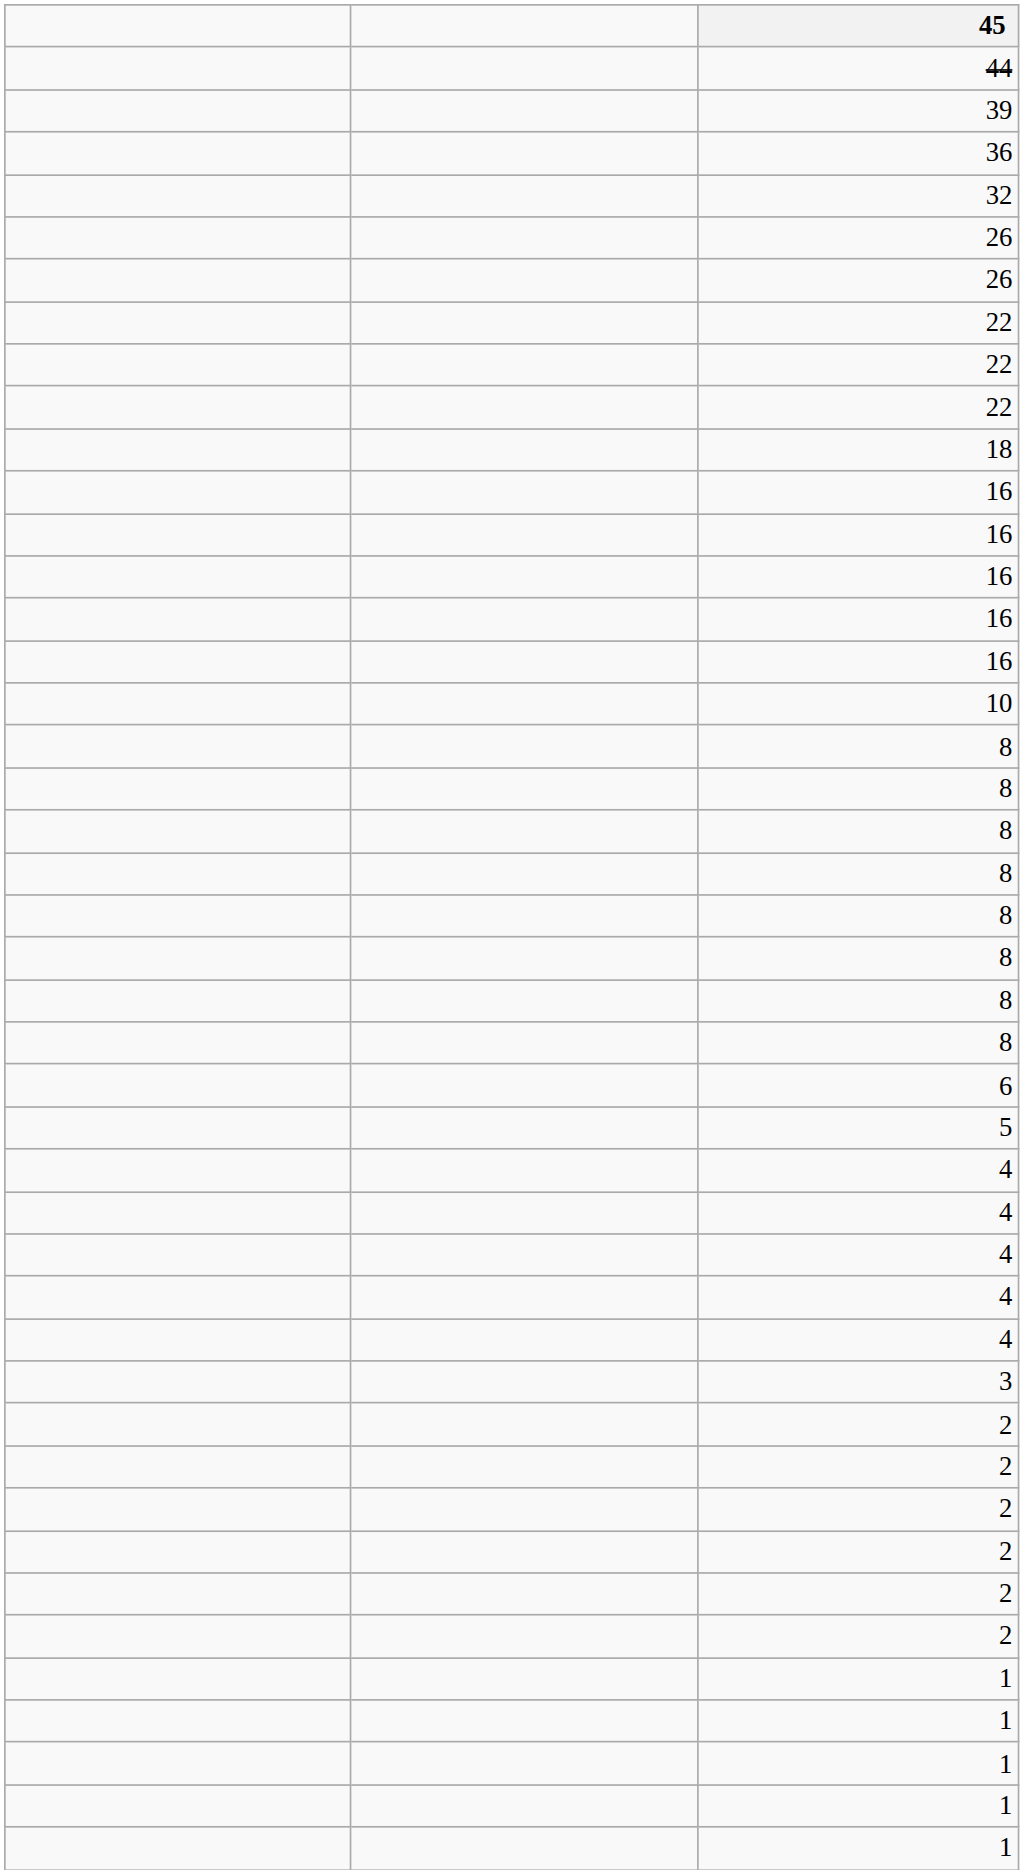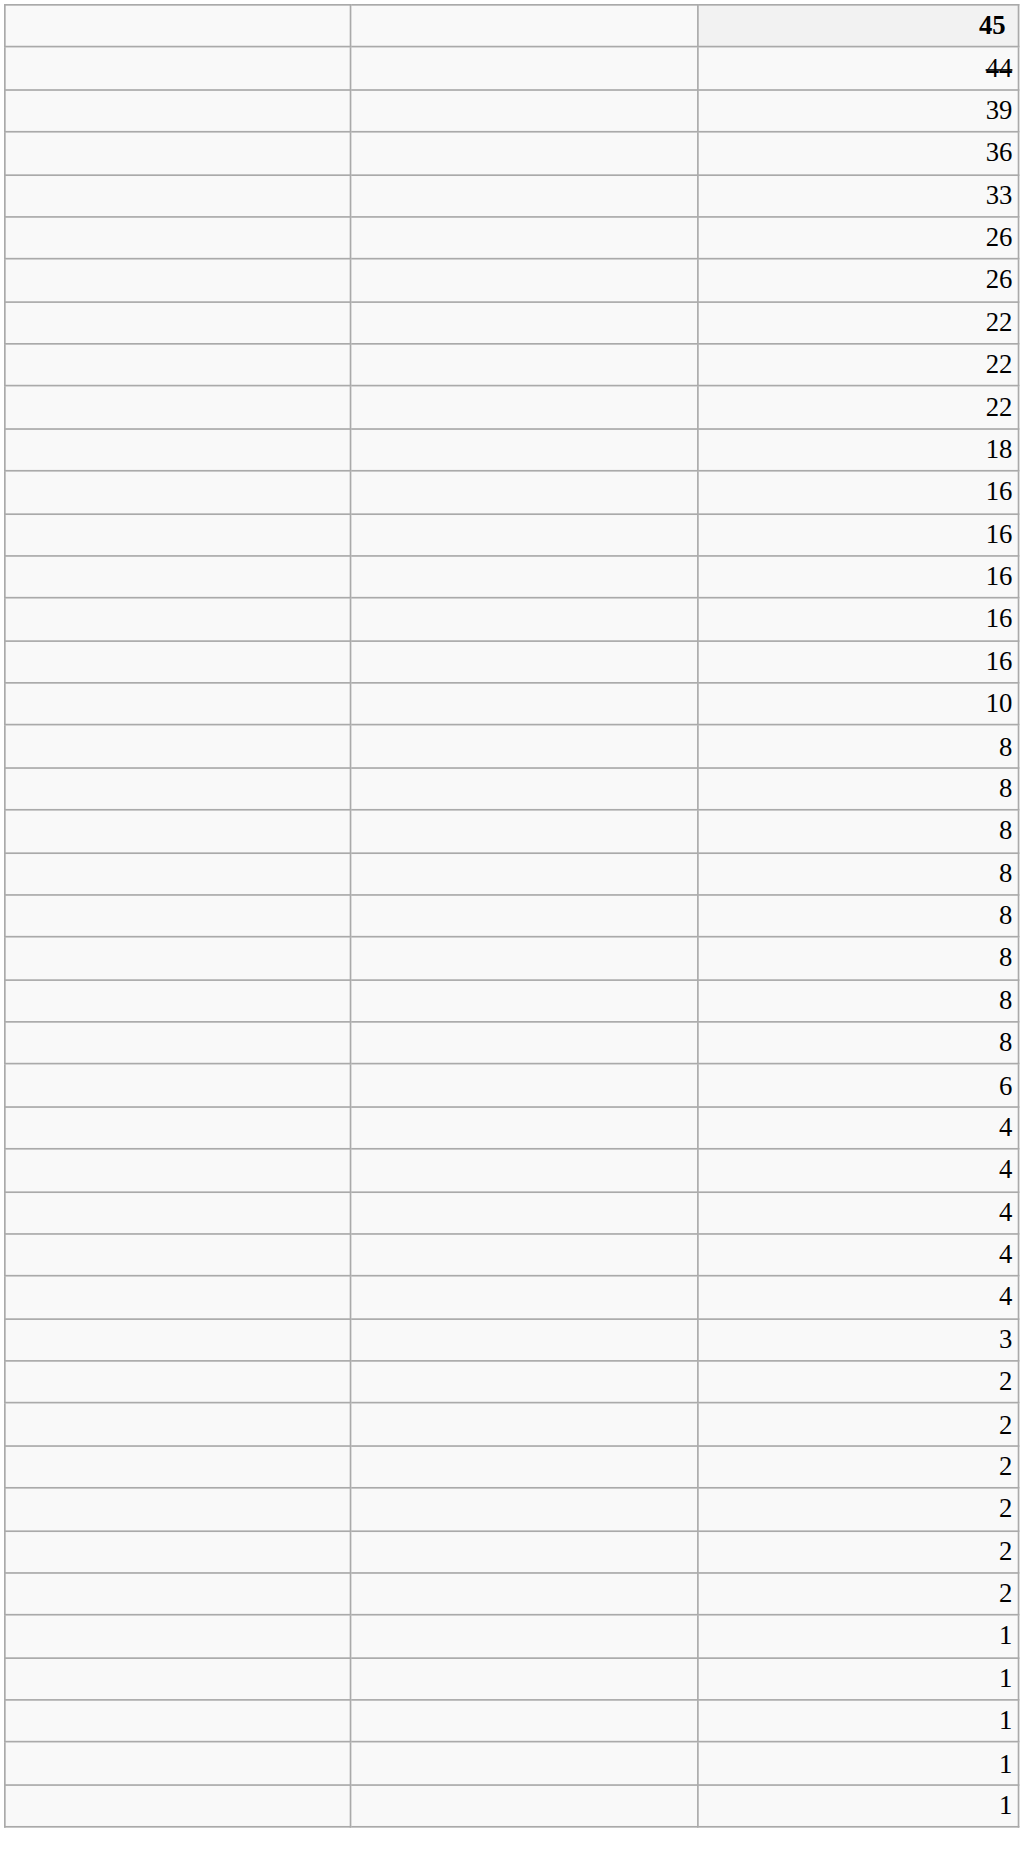+ row: (178, 196)
- row: (178, 196)
- row: (178, 1128)
